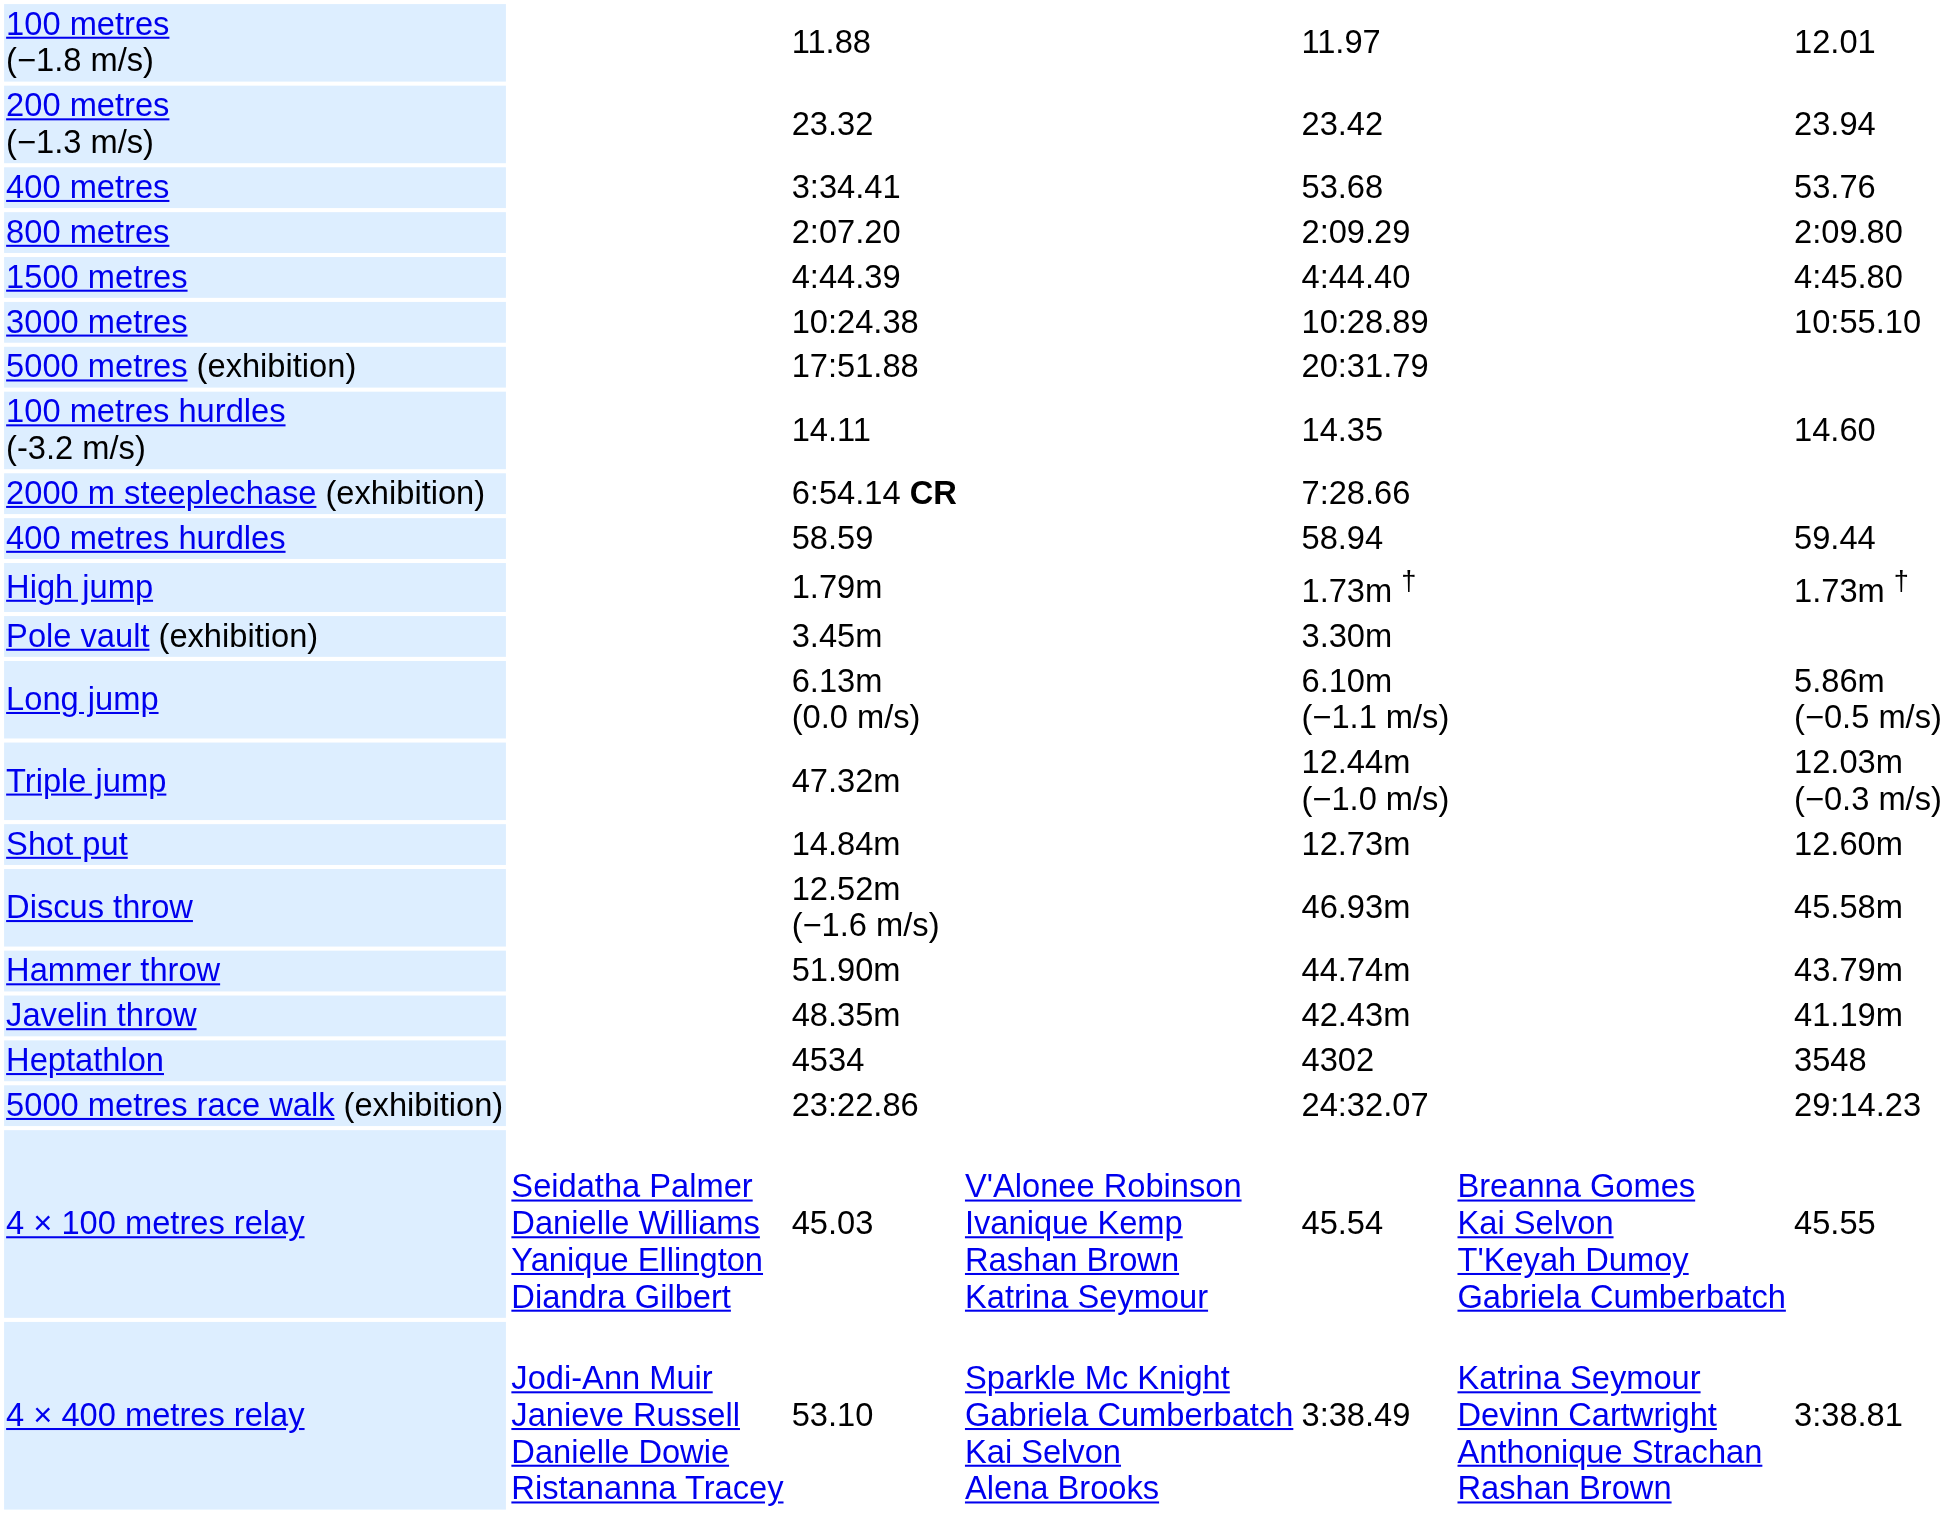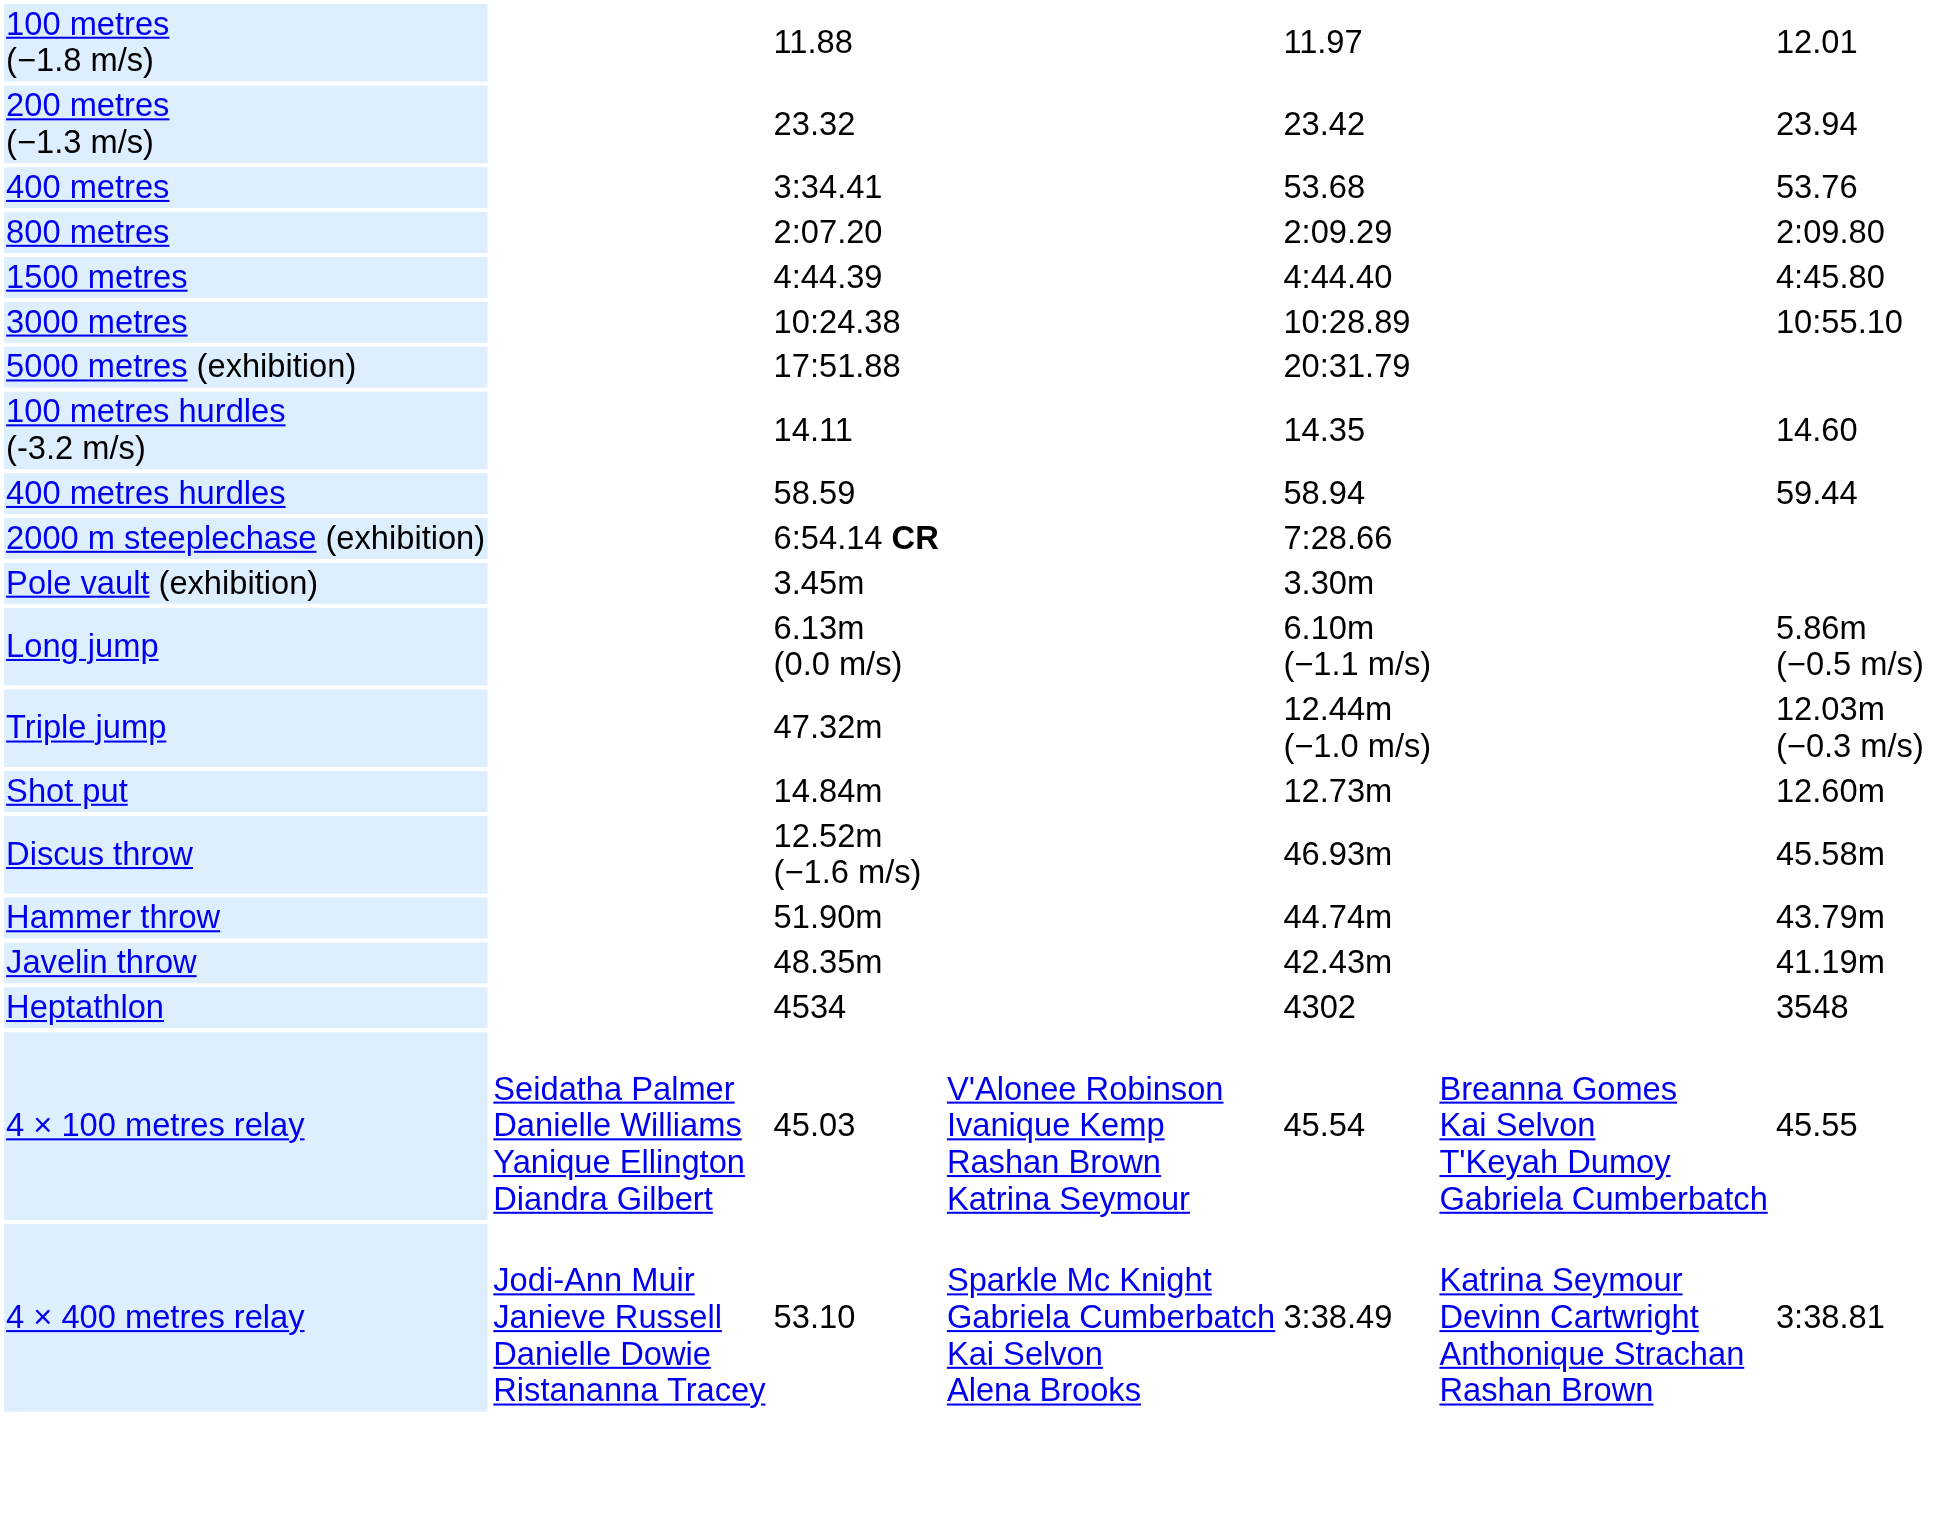rows swapped: (146, 538) <-> (246, 493)
- row: (80, 587)
- row: (255, 1105)
